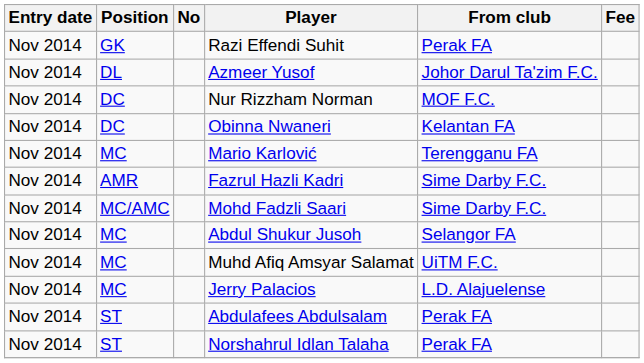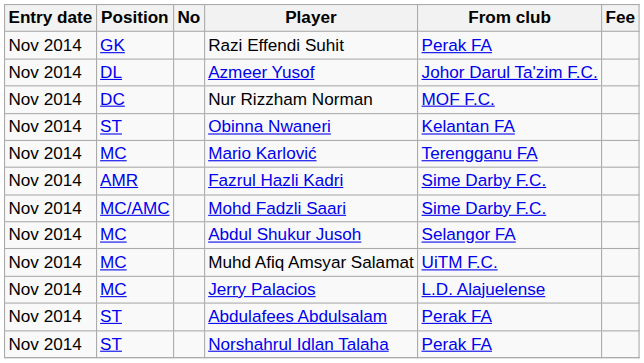(112, 126) DC -> (111, 126) ST
